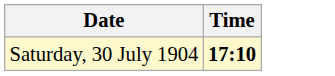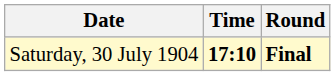+ column: (295, 20)
